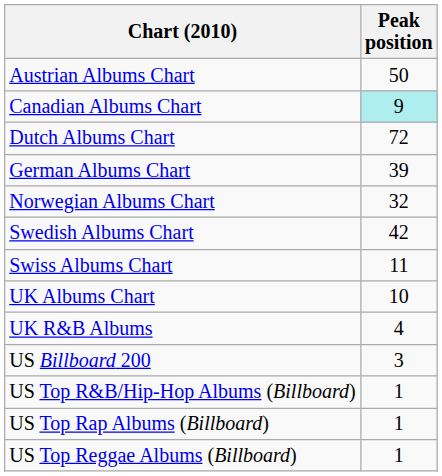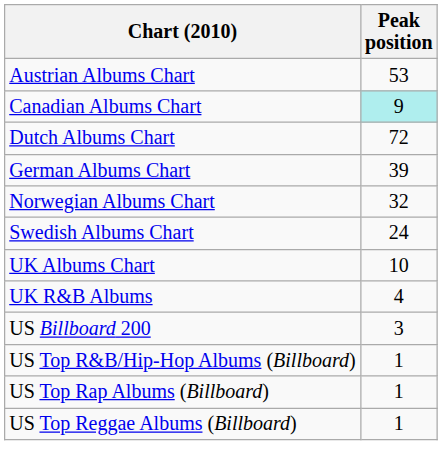(399, 74) 50 -> (399, 74) 53
(399, 233) 42 -> (399, 233) 24
- row: (91, 264)
